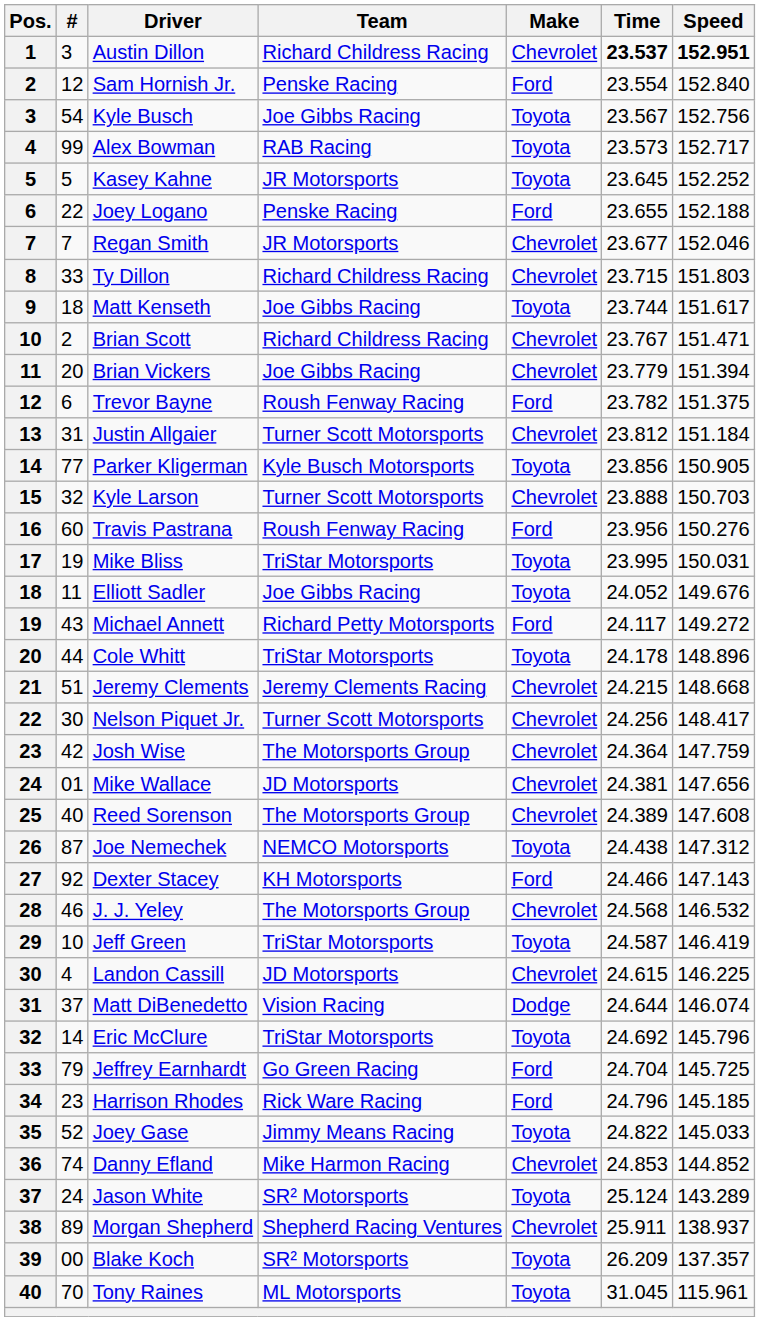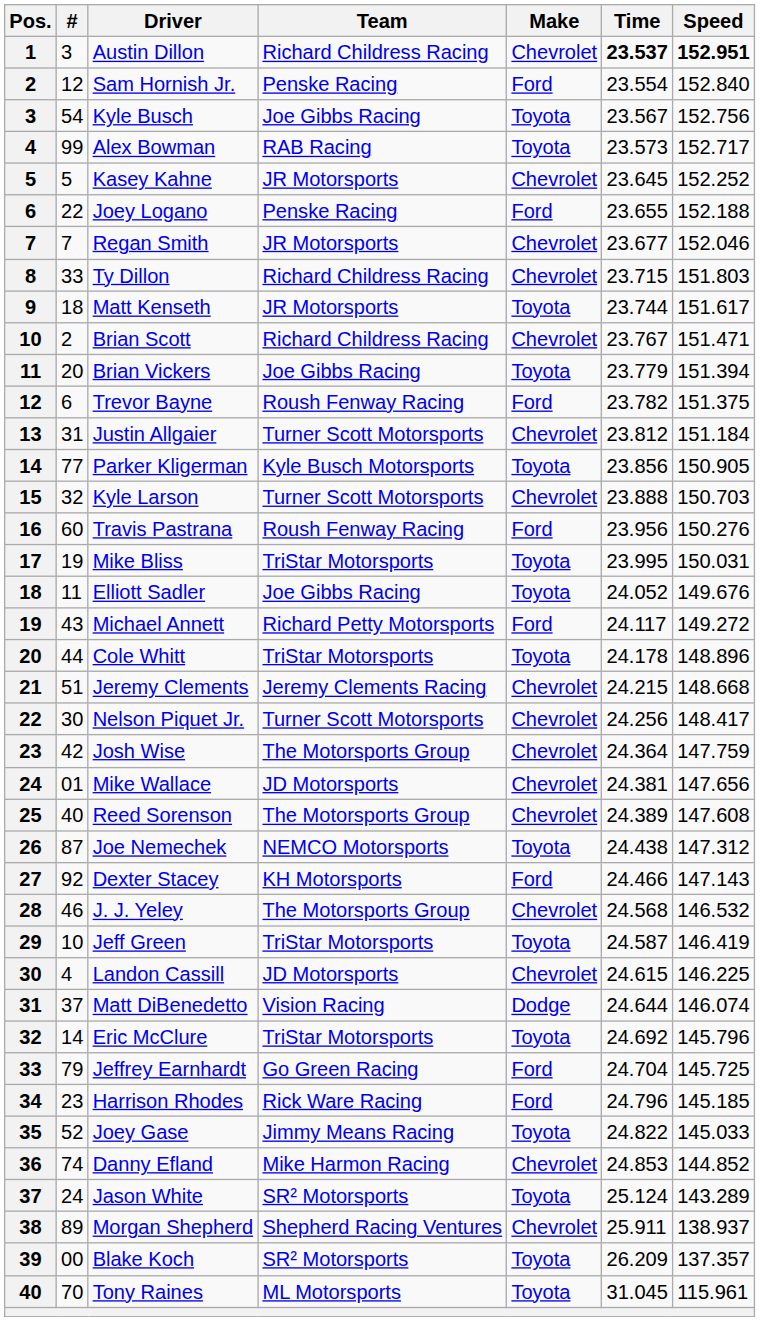(541, 180) Toyota -> (554, 180) Chevrolet
(342, 307) Joe Gibbs Racing -> (330, 307) JR Motorsports
(554, 370) Chevrolet -> (541, 370) Toyota
